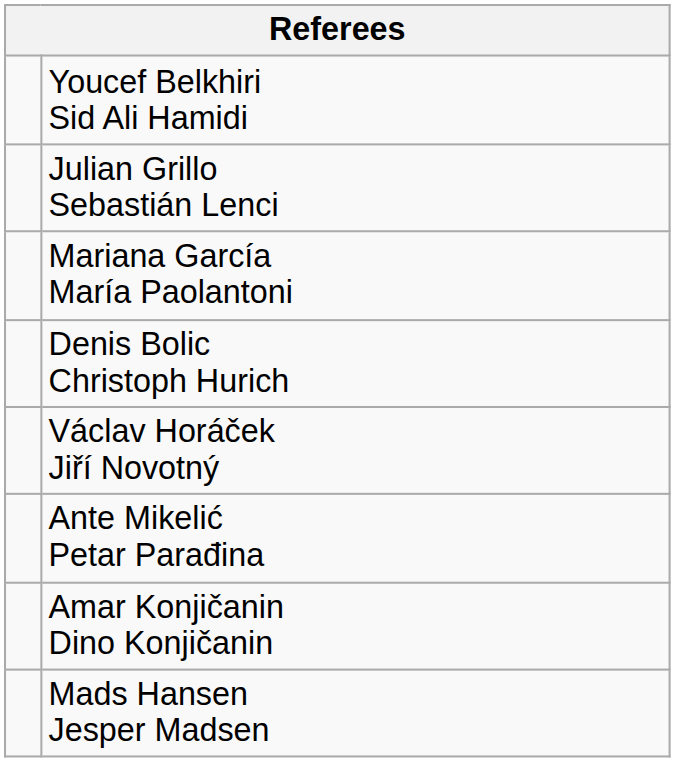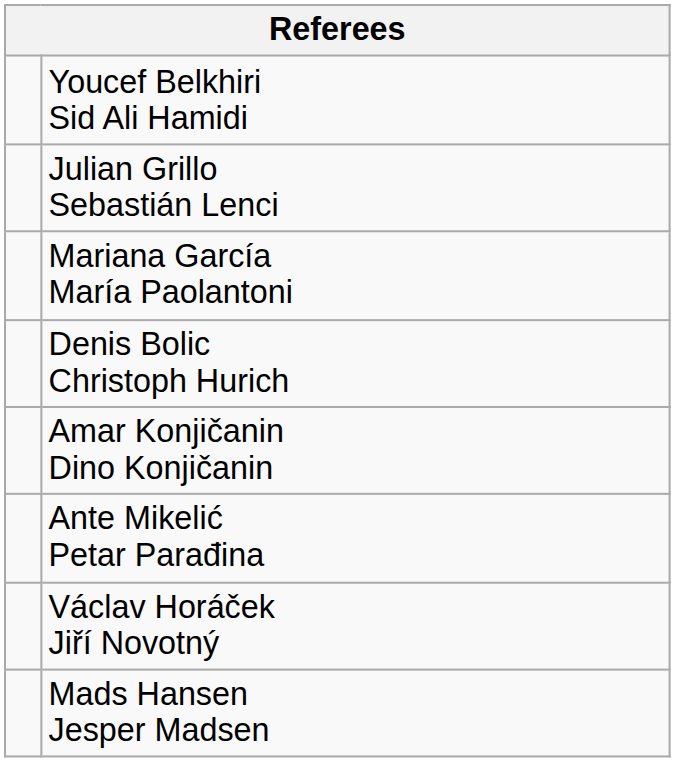rows swapped: (166, 625) <-> (162, 450)
